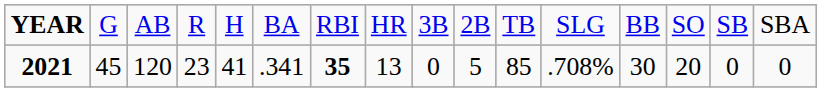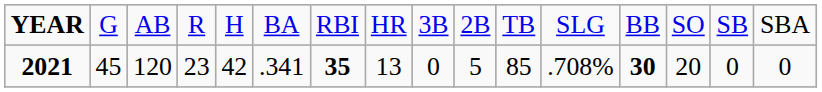(234, 65) 41 -> (234, 65) 42
(643, 65) normal -> (643, 65) bold
